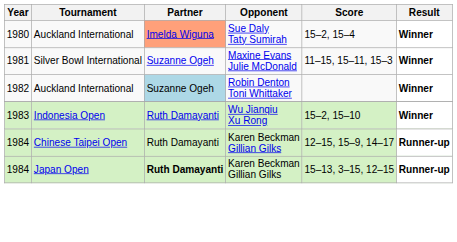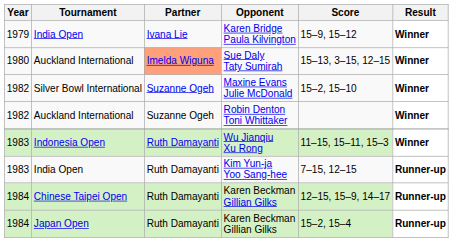+ row: (58, 34)
(330, 34) 15–2, 15–4 -> (345, 61) 15–13, 3–15, 12–15
(18, 61) 1981 -> (18, 88) 1982
(349, 61) 11–15, 15–11, 15–3 -> (329, 88) 15–2, 15–10
(180, 88) lightblue background -> (180, 116) no background
(332, 116) 15–2, 15–10 -> (345, 143) 11–15, 15–11, 15–3
+ row: (58, 170)
(185, 170) bold -> (183, 224) normal
(349, 170) 15–13, 3–15, 12–15 -> (326, 224) 15–2, 15–4
